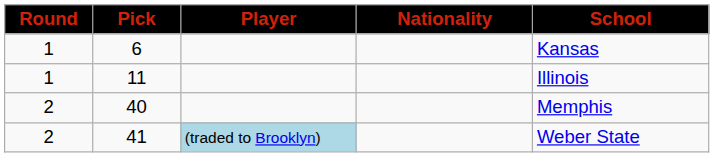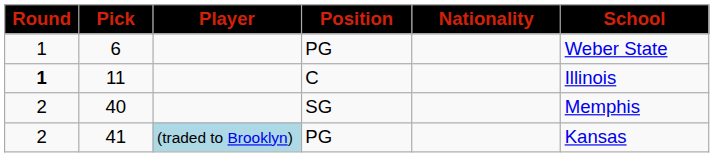+ column: (357, 19)
(568, 48) Kansas -> (616, 48) Weber State
(49, 78) normal -> (42, 78) bold
(588, 136) Weber State -> (596, 136) Kansas
